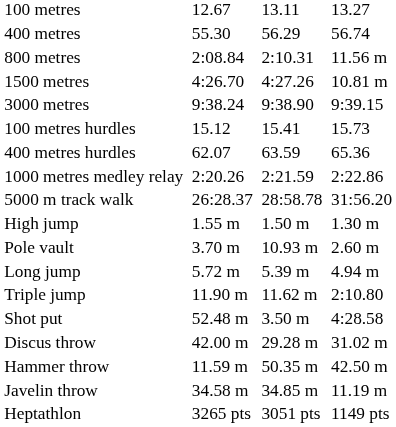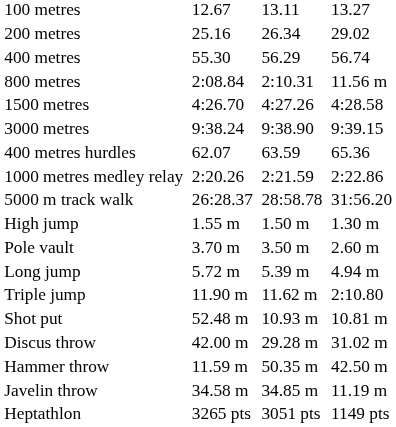+ row: (42, 33)
(359, 81) 10.81 m -> (357, 104) 4:28.58
- row: (70, 128)
(290, 247) 10.93 m -> (285, 247) 3.50 m
(285, 318) 3.50 m -> (290, 318) 10.93 m
(357, 318) 4:28.58 -> (359, 318) 10.81 m
